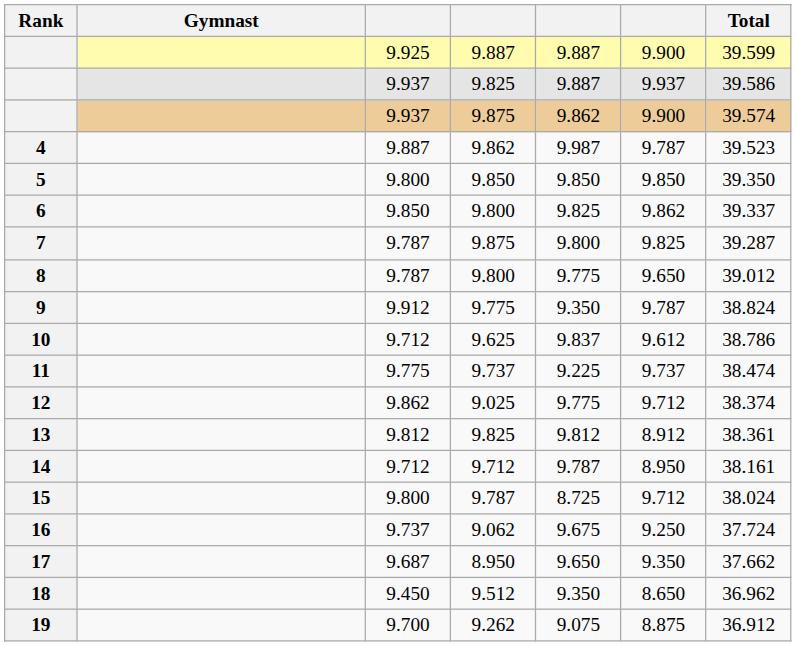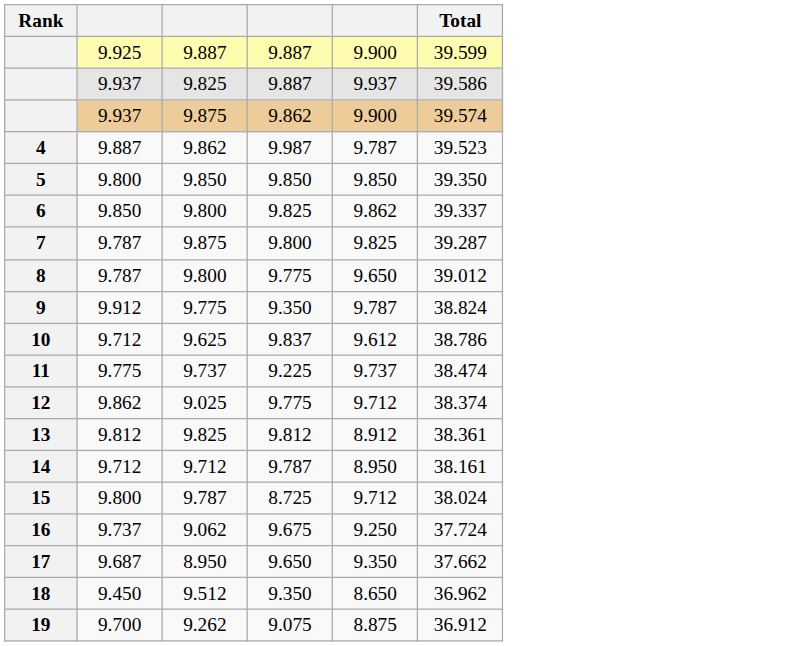- column: (221, 20)
